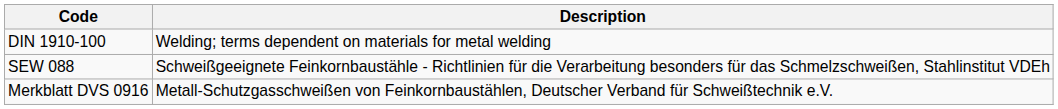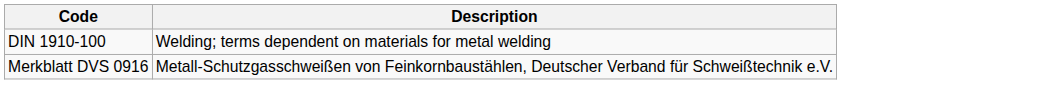- row: (41, 66)
